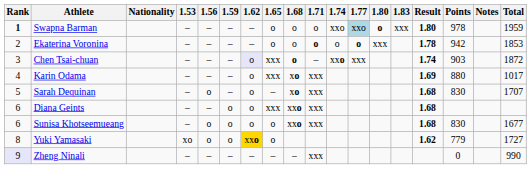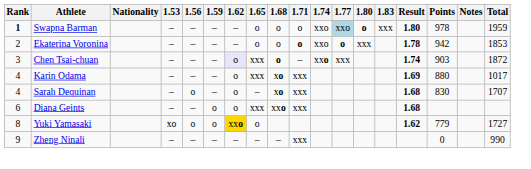(337, 44) o -> (321, 44) xxo
(18, 92) 5 -> (18, 92) 4
- row: (79, 124)
(18, 156) lavender background -> (18, 140) no background
